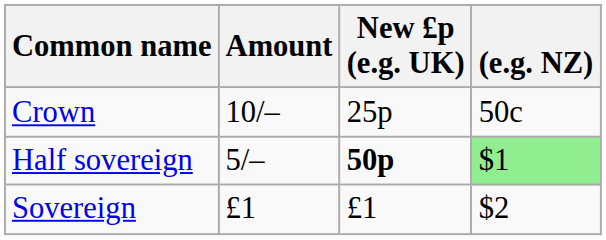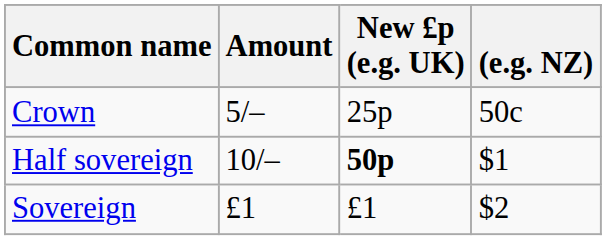(253, 111) 10/– -> (245, 111) 5/–
(245, 160) 5/– -> (253, 160) 10/–
(494, 160) lightgreen background -> (494, 160) no background
